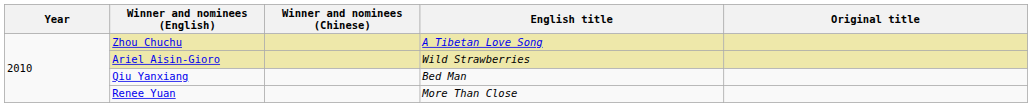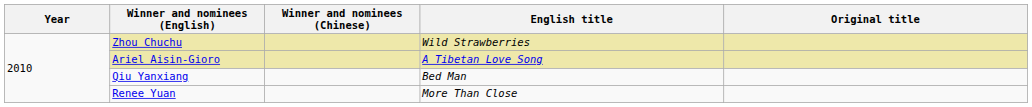(482, 42) A Tibetan Love Song -> (476, 42) Wild Strawberries
(476, 59) Wild Strawberries -> (482, 59) A Tibetan Love Song
